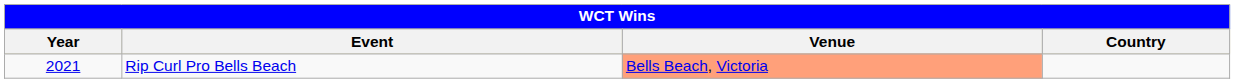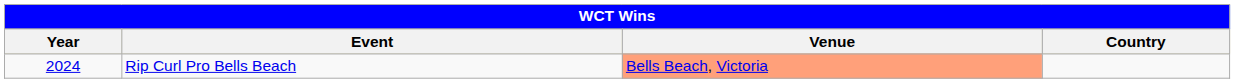(63, 66) 2021 -> (63, 66) 2024
